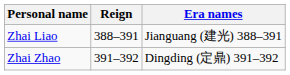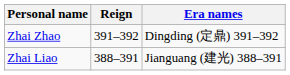rows swapped: (32, 36) <-> (34, 58)
